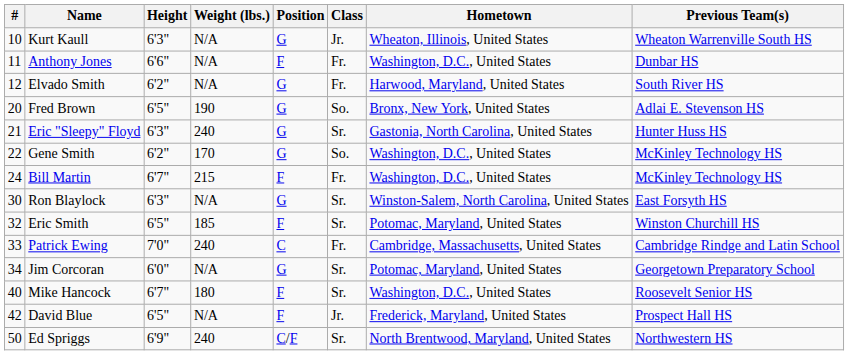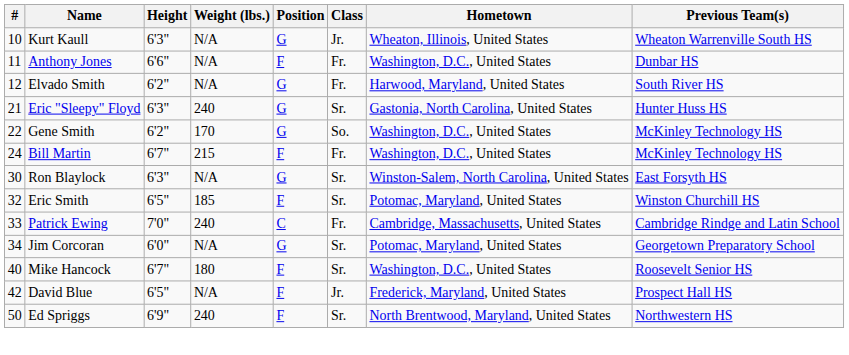- row: (62, 108)
(287, 338) C/F -> (280, 315) F
